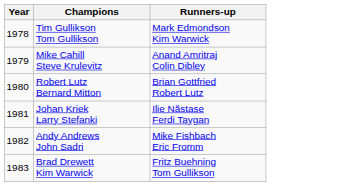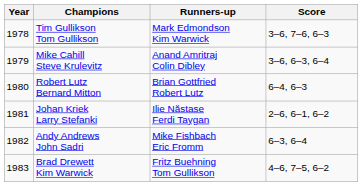+ column: (312, 12)
